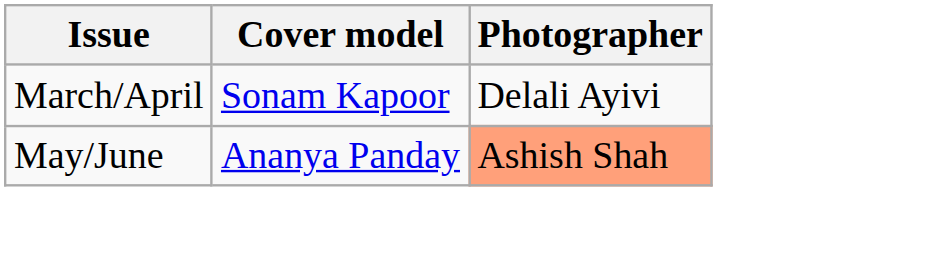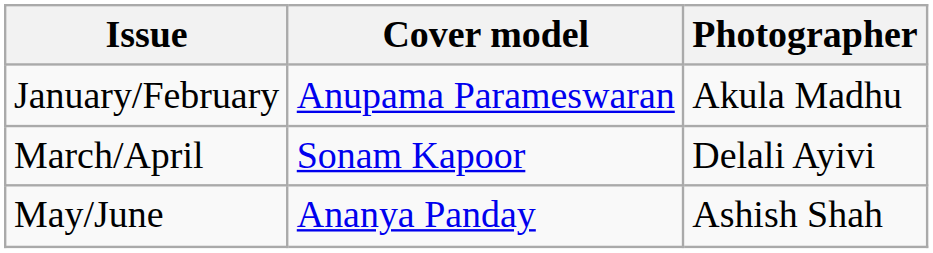+ row: (147, 94)
(573, 154) lightsalmon background -> (788, 214) no background
